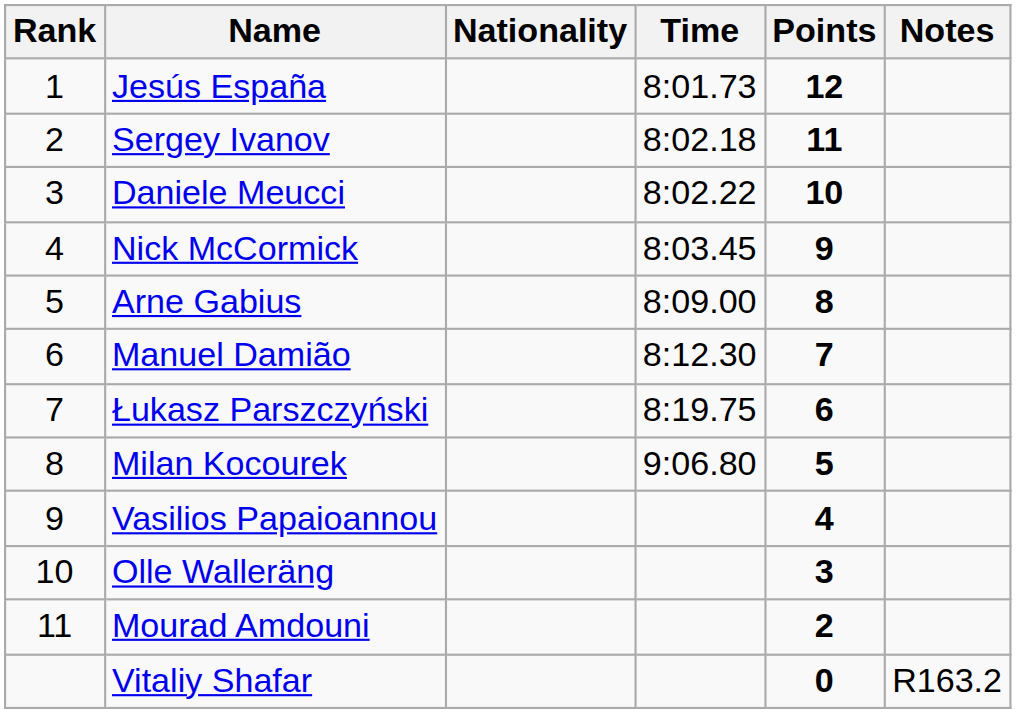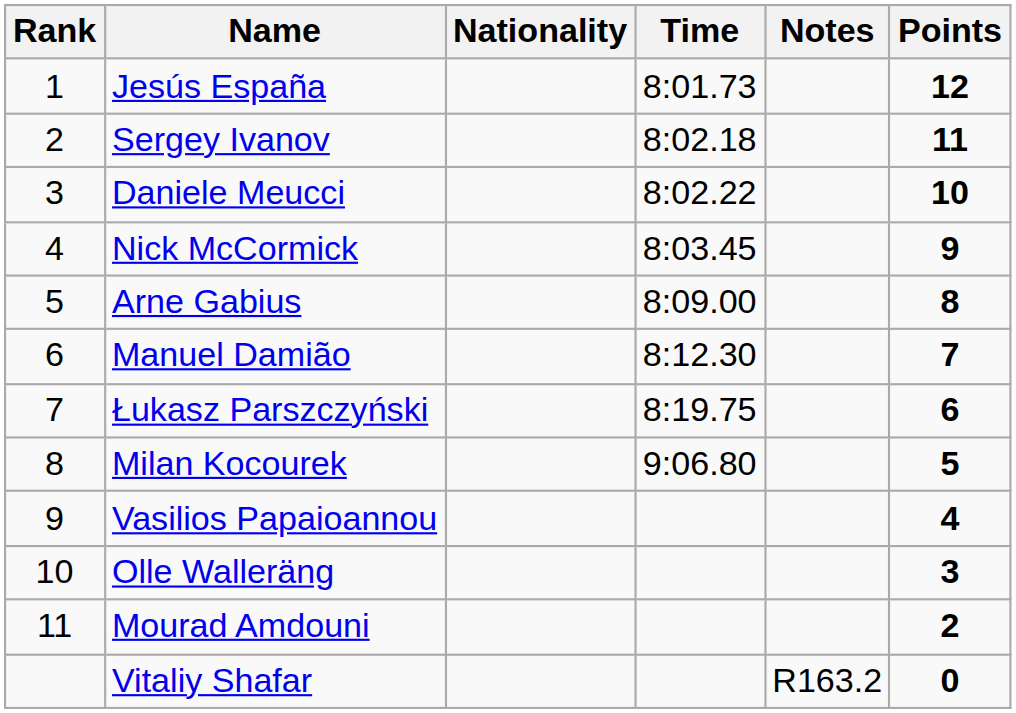columns swapped: (947, 31) <-> (824, 31)
